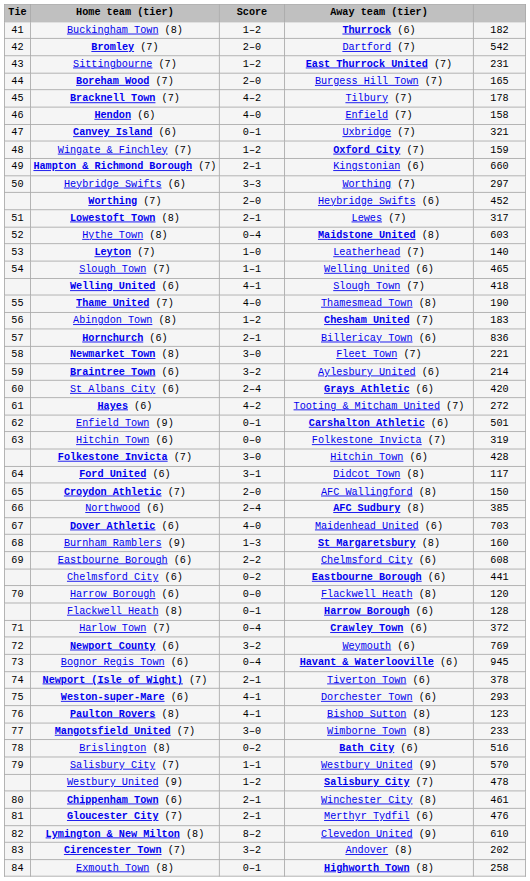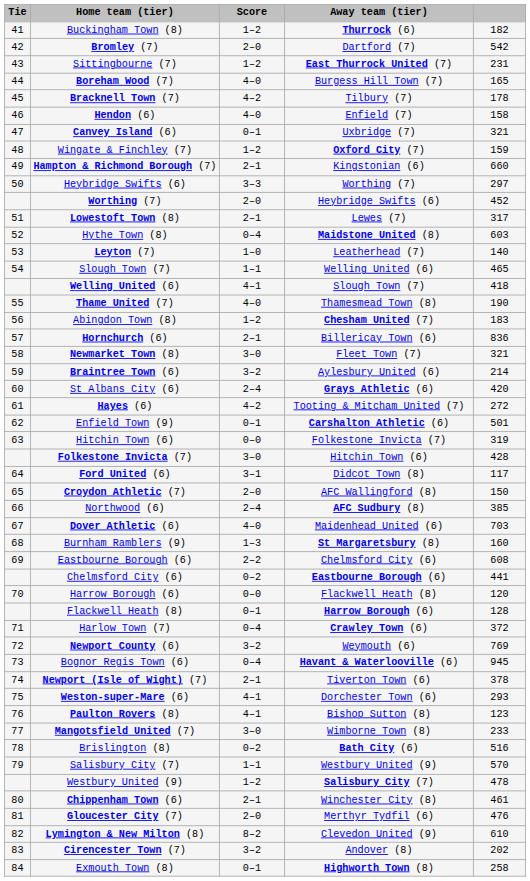(252, 81) 2–0 -> (252, 81) 4–0
(499, 355) 221 -> (499, 355) 321
(252, 816) 2–1 -> (252, 816) 2–0
